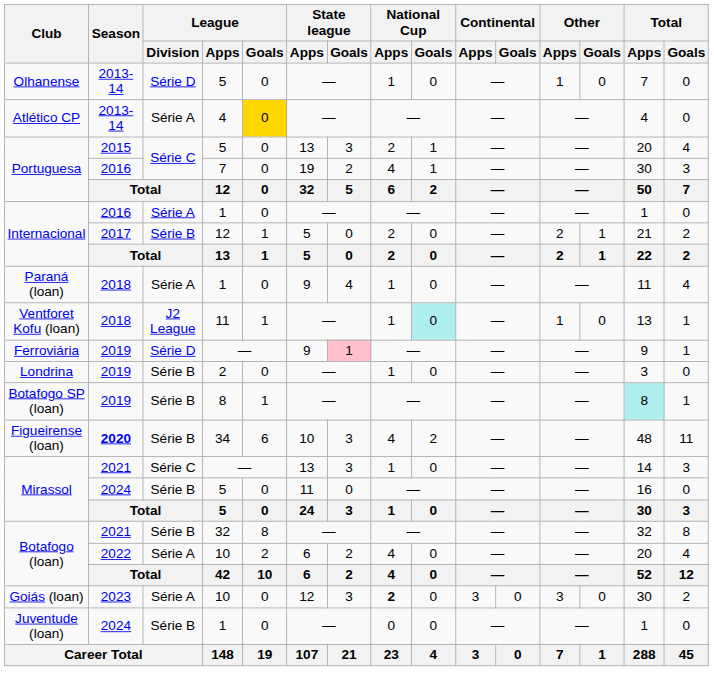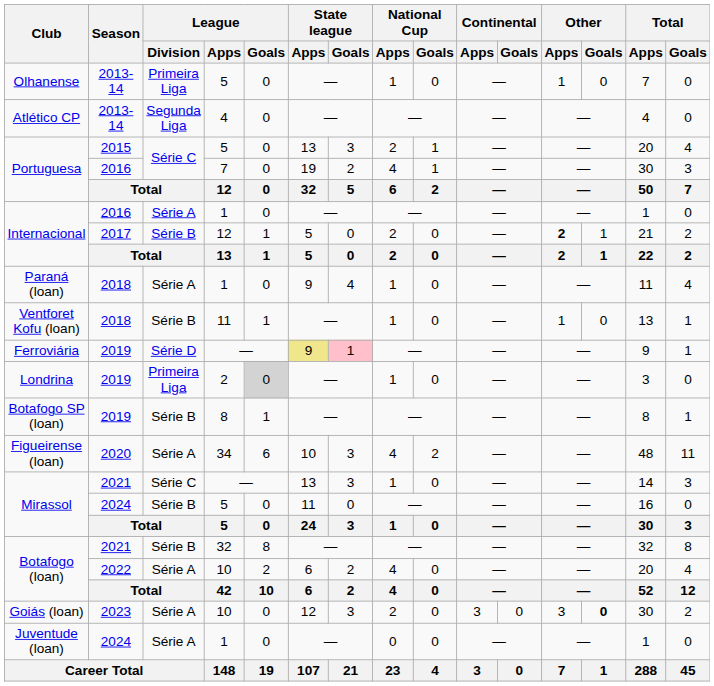(173, 81) Série D -> (174, 81) Primeira Liga
(173, 118) Série A -> (174, 118) Segunda Liga
(265, 118) gold background -> (266, 118) no background
(560, 233) normal -> (561, 233) bold
(173, 321) J2 League -> (174, 321) Série B
(433, 321) paleturquoise background -> (435, 321) no background
(307, 350) no background -> (308, 350) khaki background
(173, 372) Série B -> (174, 379) Primeira Liga
(265, 372) no background -> (266, 379) lightgrey background
(644, 401) paleturquoise background -> (646, 416) no background
(116, 438) bold -> (116, 453) normal
(173, 438) Série B -> (174, 453) Série A
(391, 596) bold -> (393, 612) normal
(602, 596) normal -> (604, 612) bold
(173, 626) Série B -> (174, 641) Série A
